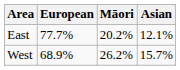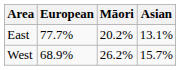(156, 34) 12.1% -> (156, 34) 13.1%
